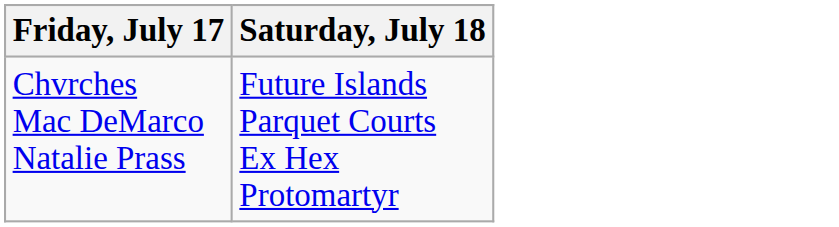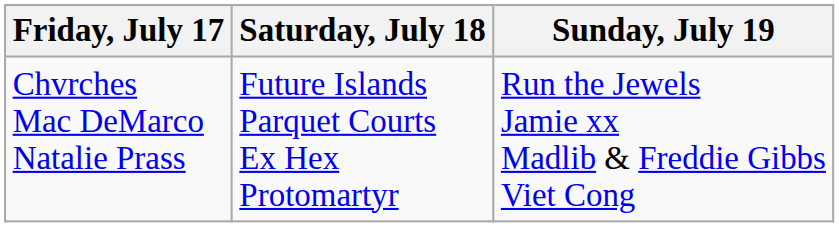+ column: (663, 30)
